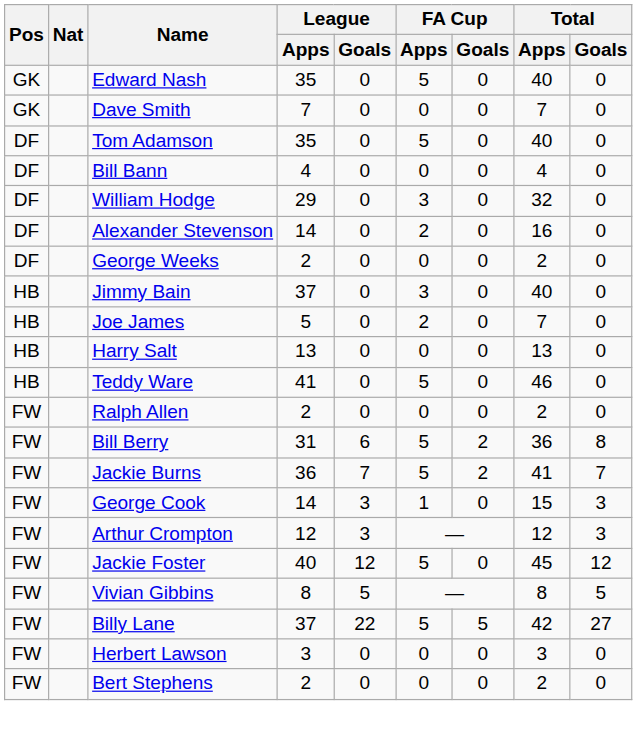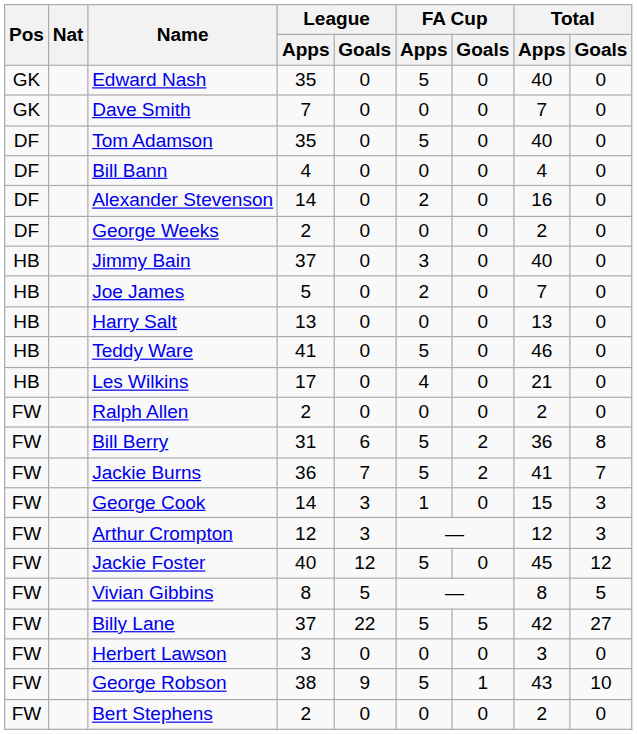- row: (154, 200)
+ row: (140, 381)
+ row: (159, 683)
